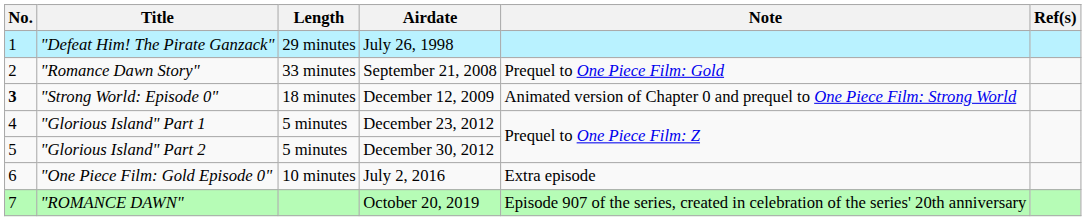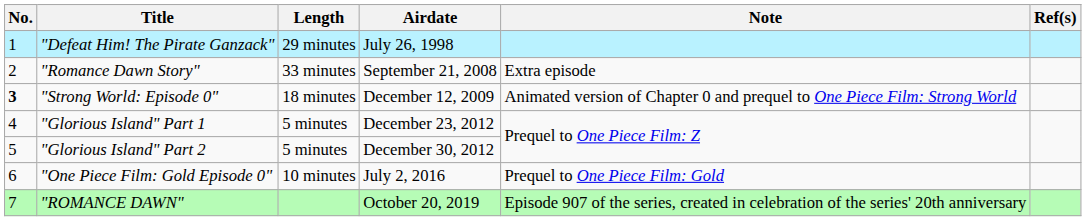(614, 70) Prequel to One Piece Film: Gold -> (550, 70) Extra episode
(550, 176) Extra episode -> (614, 176) Prequel to One Piece Film: Gold
